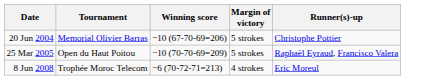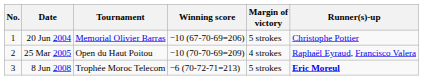+ column: (13, 17)
(247, 53) 5 strokes -> (265, 53) 4 strokes
(247, 68) 4 strokes -> (265, 68) 5 strokes
(297, 68) normal -> (316, 68) bold
